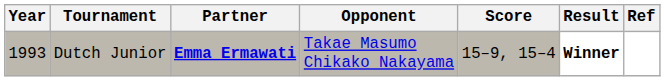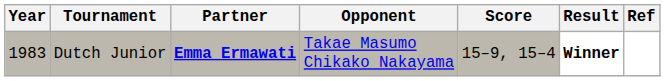(27, 53) 1993 -> (27, 53) 1983
